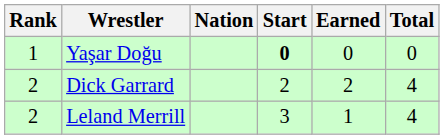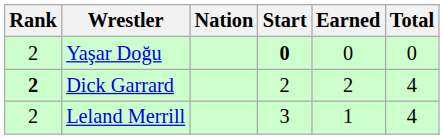(33, 52) 1 -> (33, 52) 2
(33, 85) normal -> (33, 85) bold
